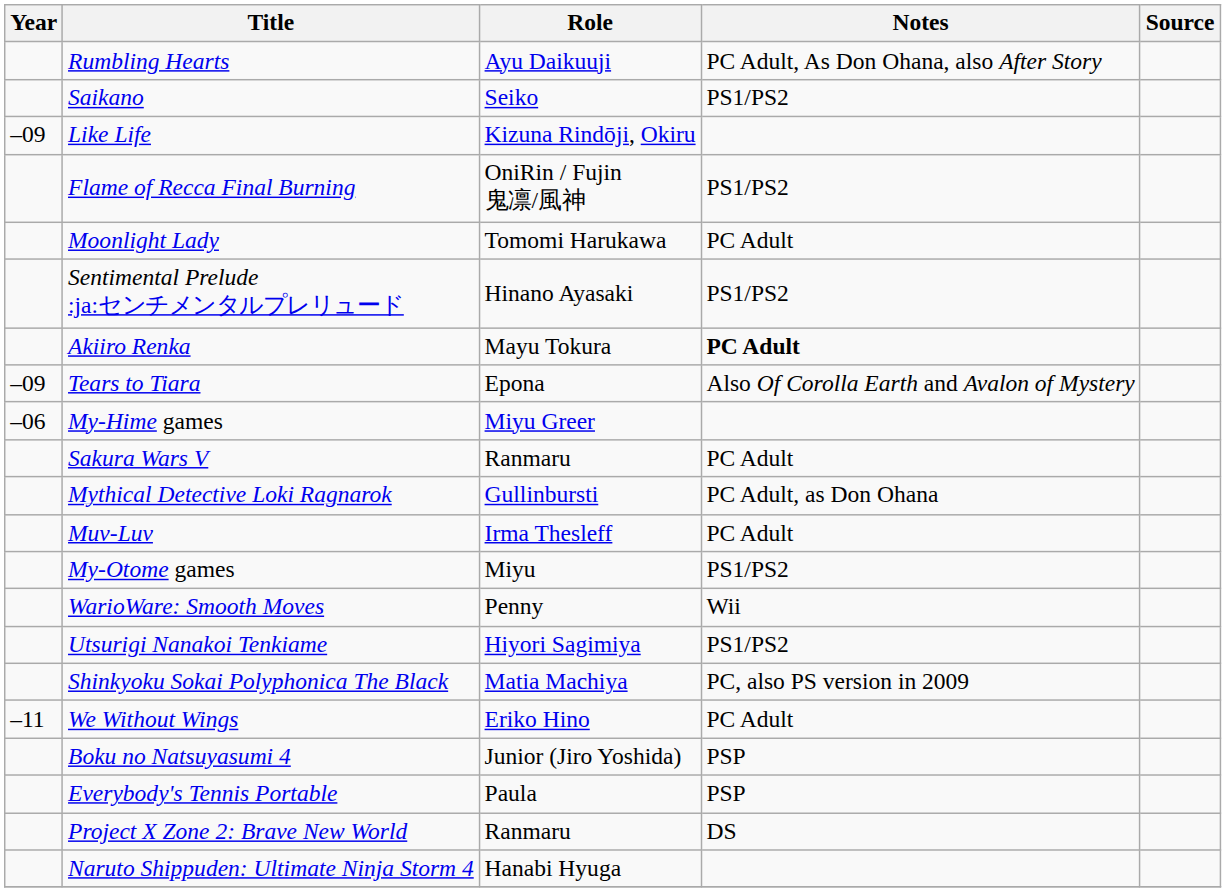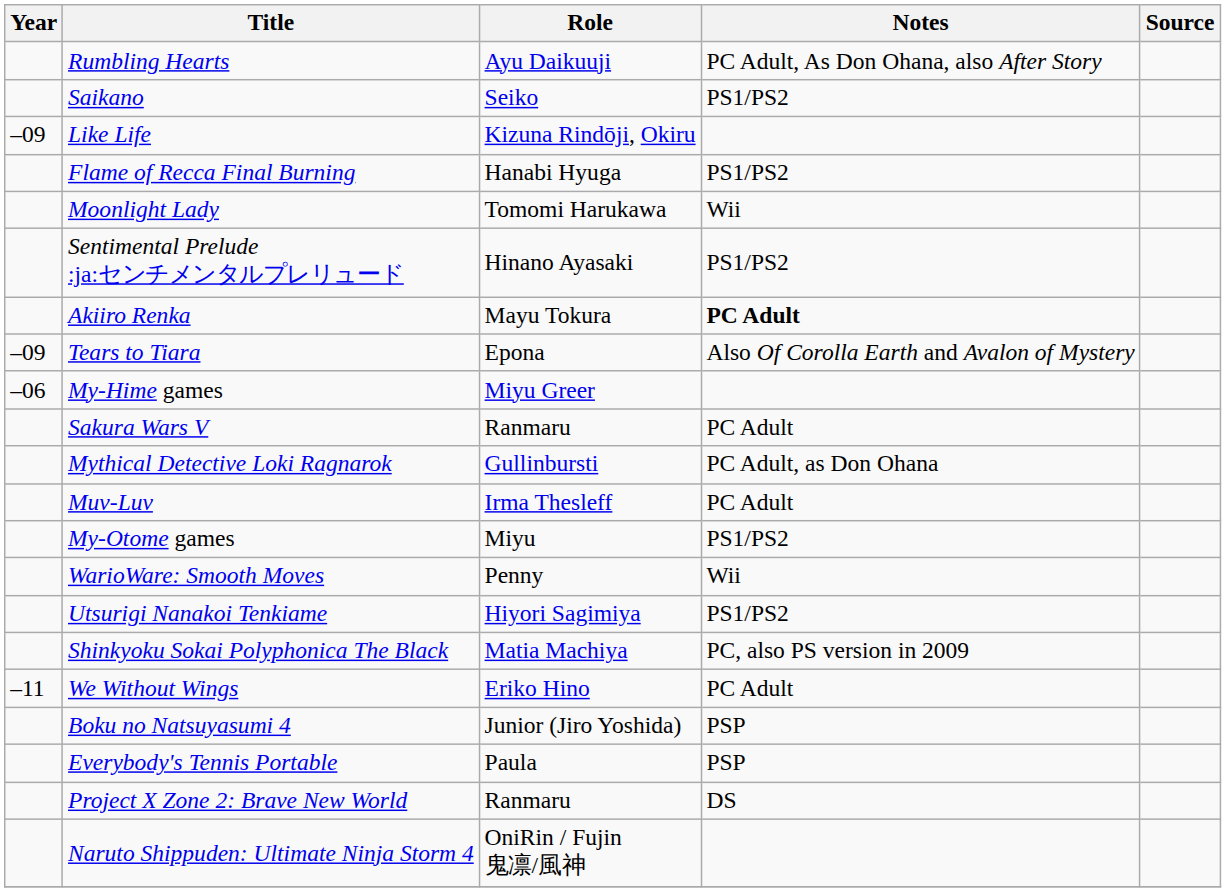(553, 186) OniRin / Fujin 鬼凛/風神 -> (553, 172) Hanabi Hyuga
(750, 240) PC Adult -> (724, 209) Wii
(553, 868) Hanabi Hyuga -> (553, 851) OniRin / Fujin 鬼凛/風神
